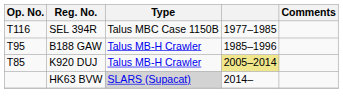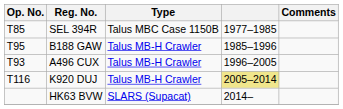(18, 29) T116 -> (16, 29) T85
+ row: (74, 63)
(16, 63) T85 -> (18, 79) T116
(149, 79) lightgrey background -> (149, 96) no background
